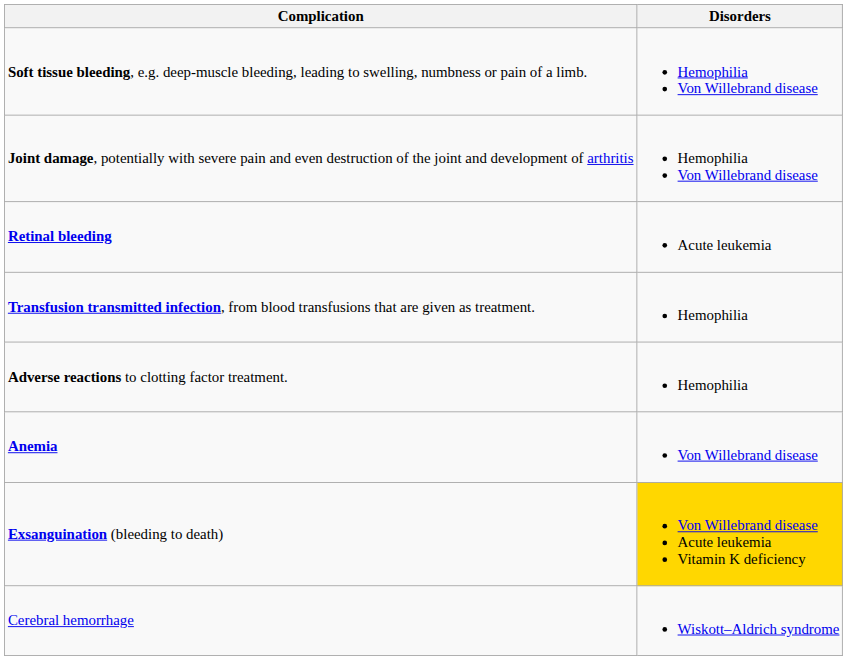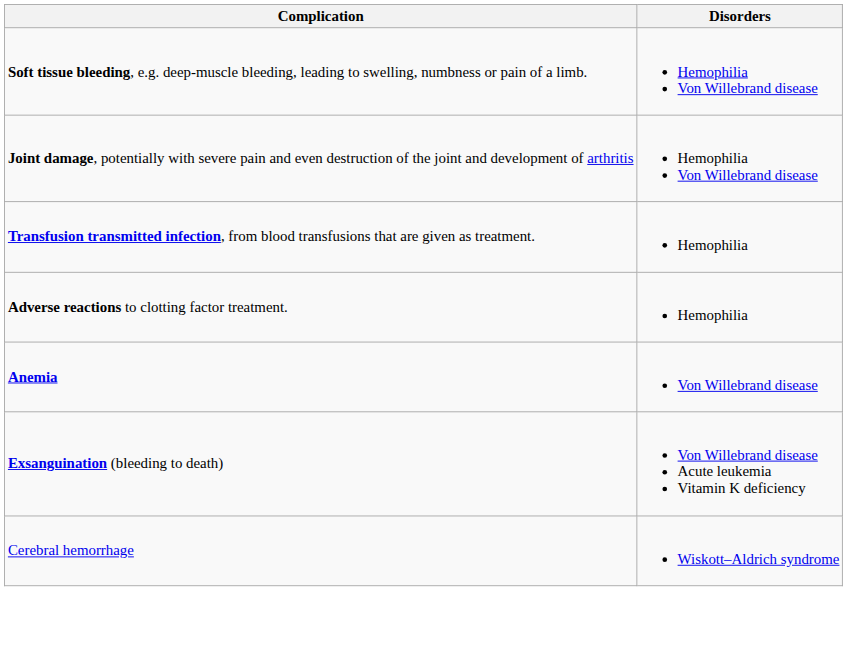- row: (60, 236)
(740, 542) gold background -> (740, 472) no background
